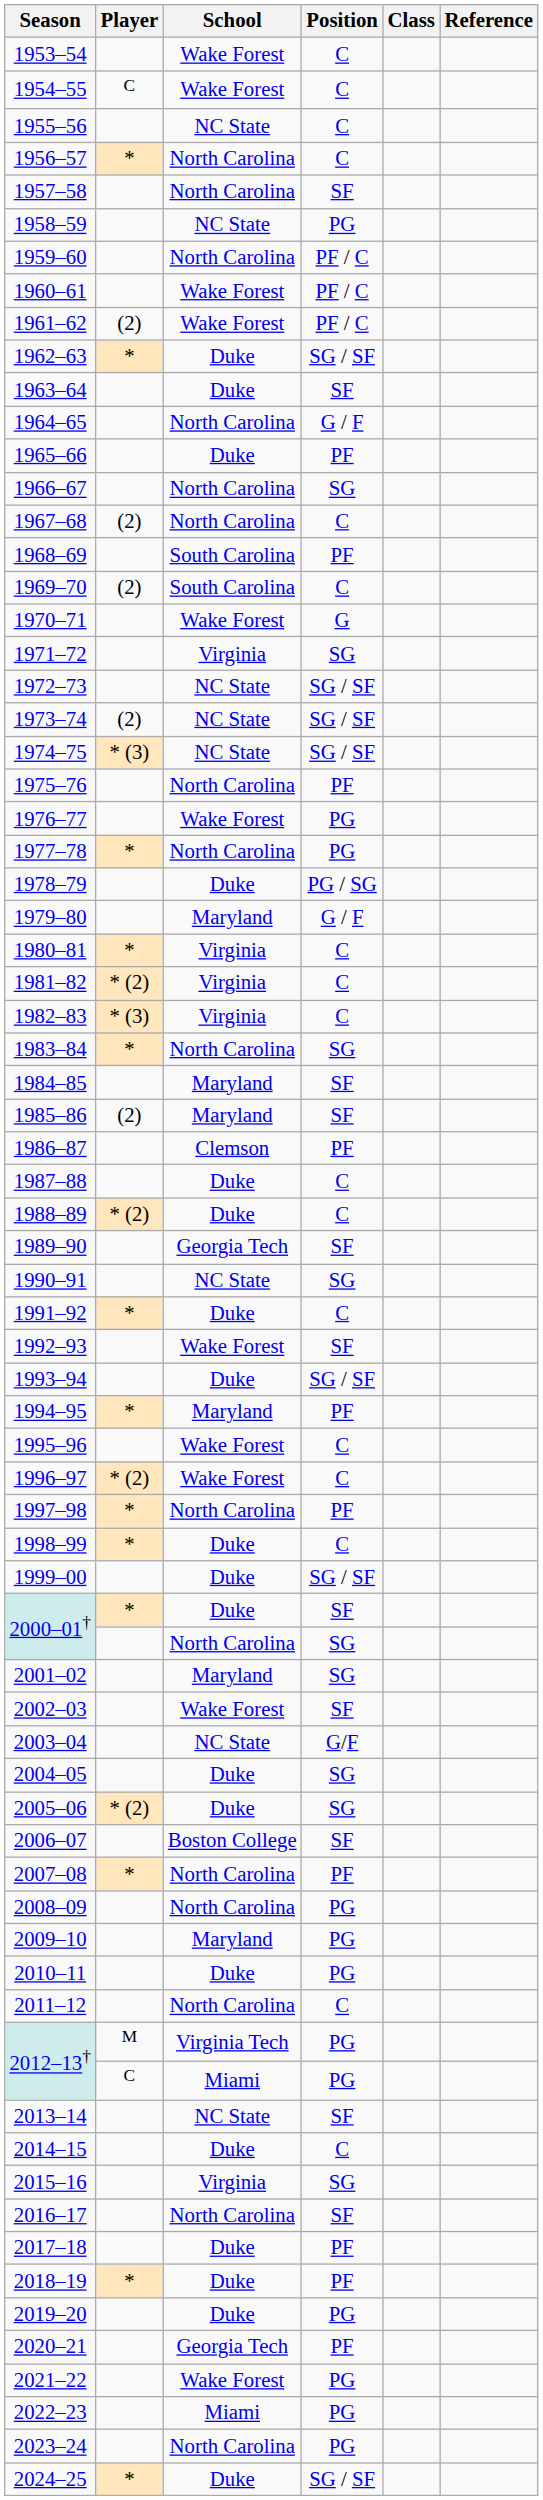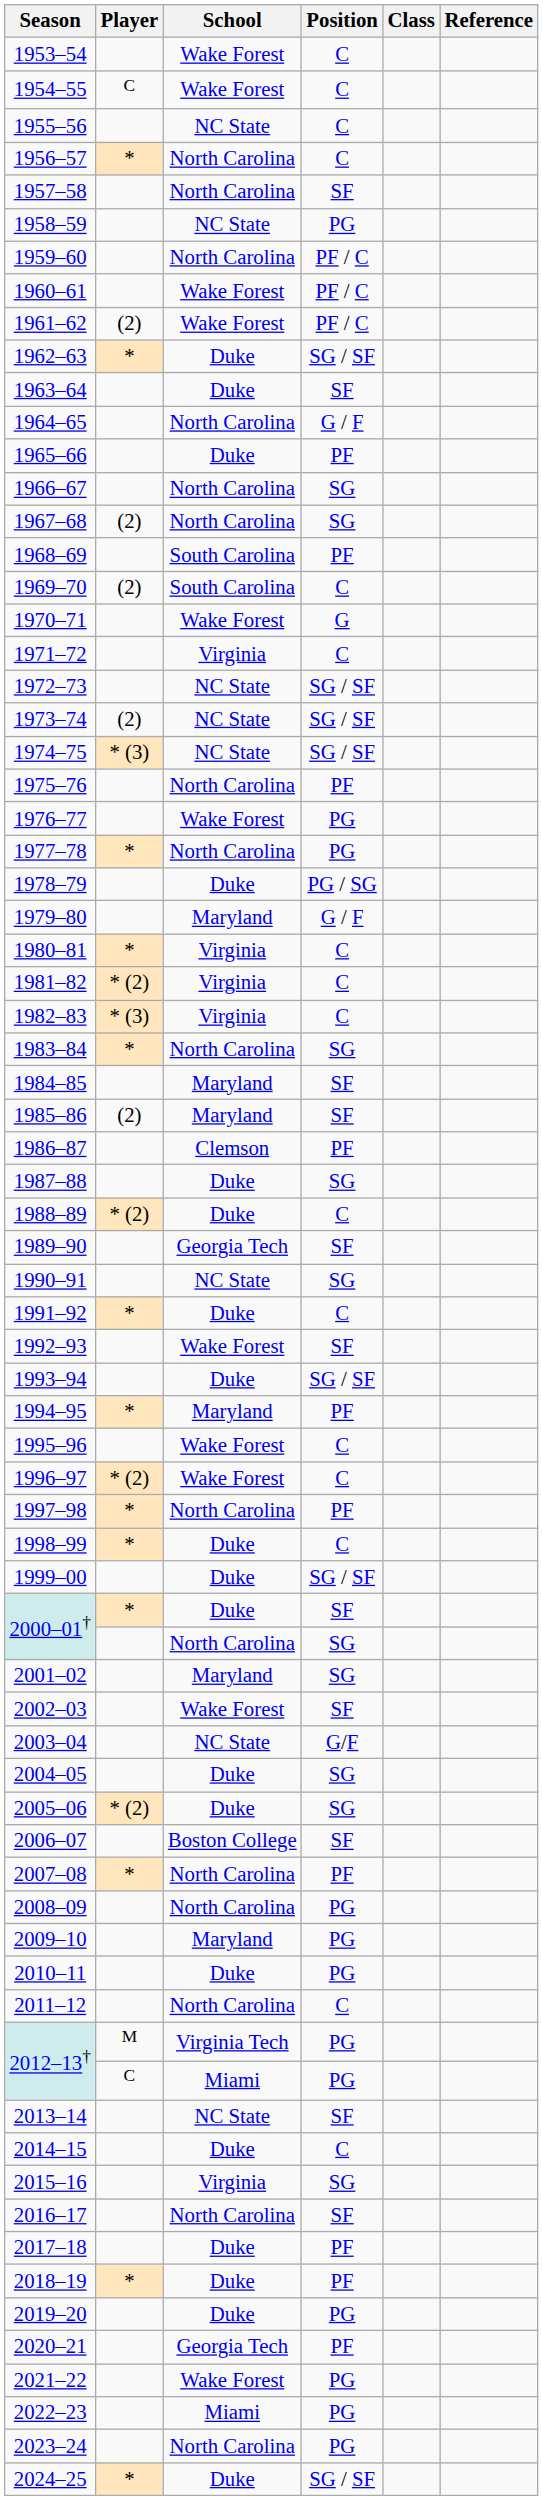(342, 521) C -> (342, 521) SG
(342, 653) SG -> (342, 653) C
(342, 1181) C -> (342, 1181) SG
